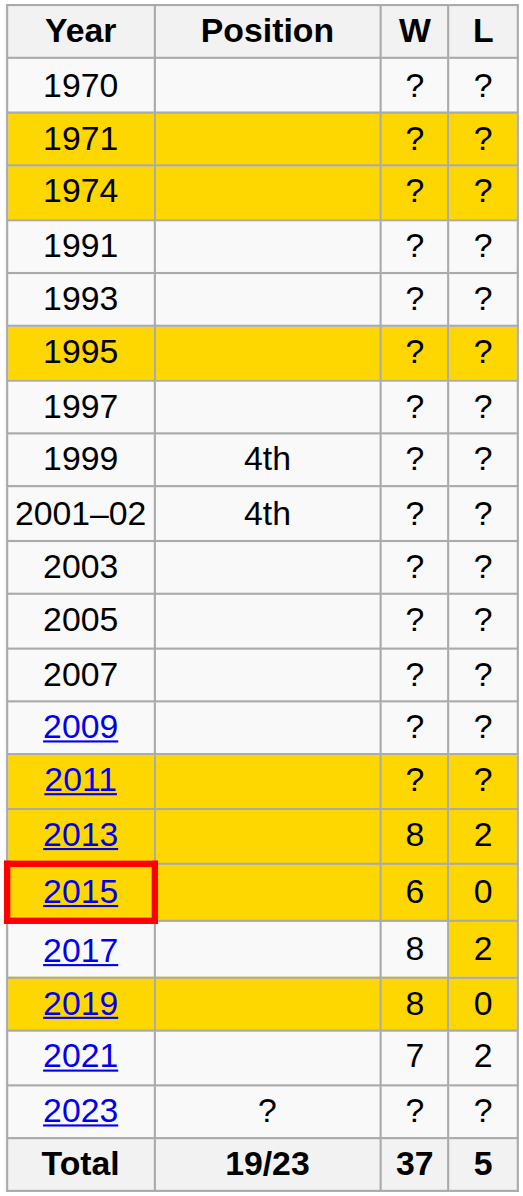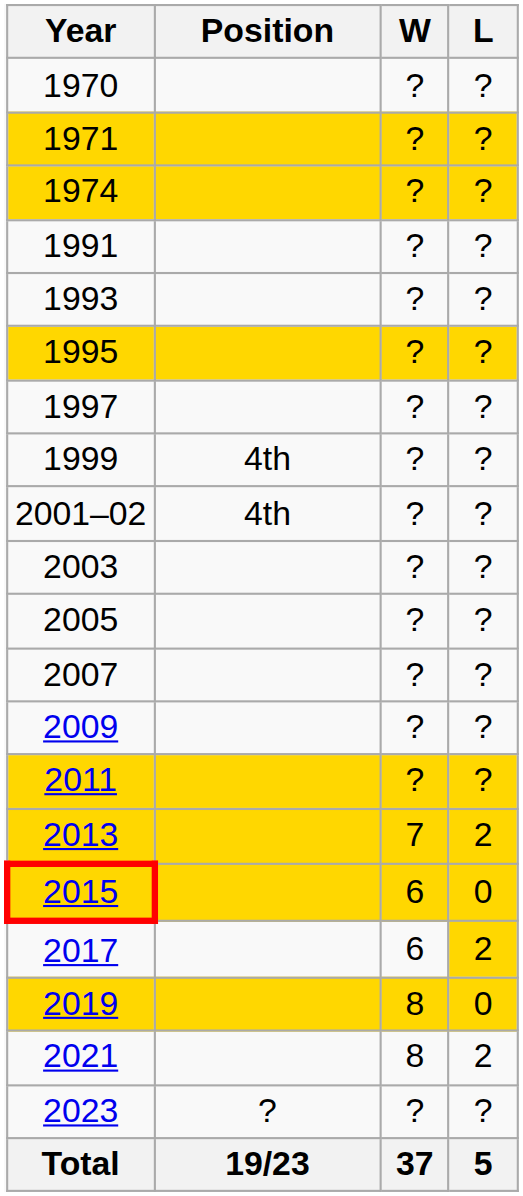(415, 835) 8 -> (415, 835) 7
(415, 948) 8 -> (415, 948) 6
(415, 1056) 7 -> (415, 1056) 8
